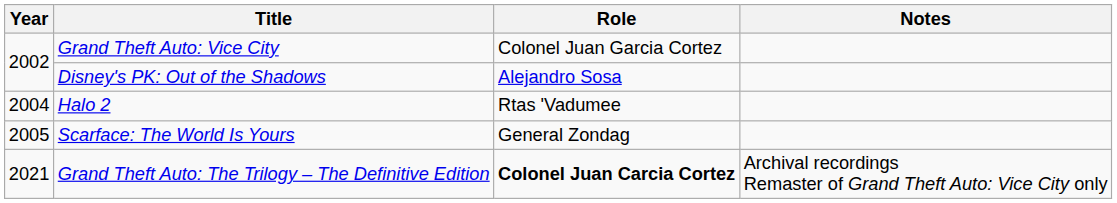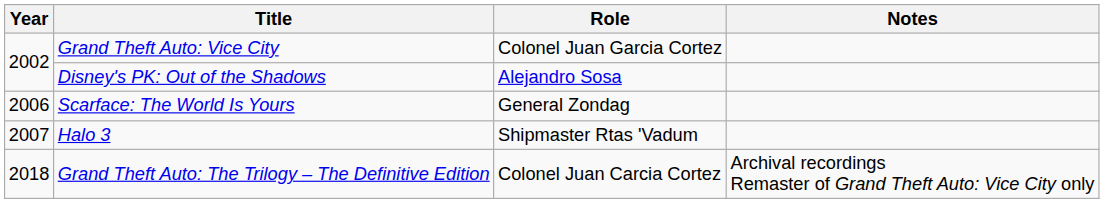- row: (84, 105)
(29, 134) 2005 -> (29, 105) 2006
+ row: (84, 134)
(29, 173) 2021 -> (29, 173) 2018
(617, 173) bold -> (610, 173) normal
